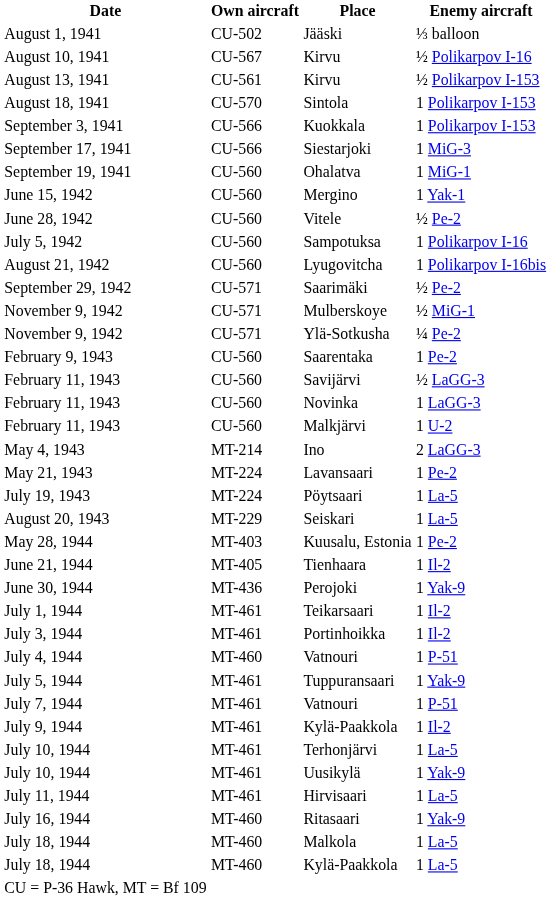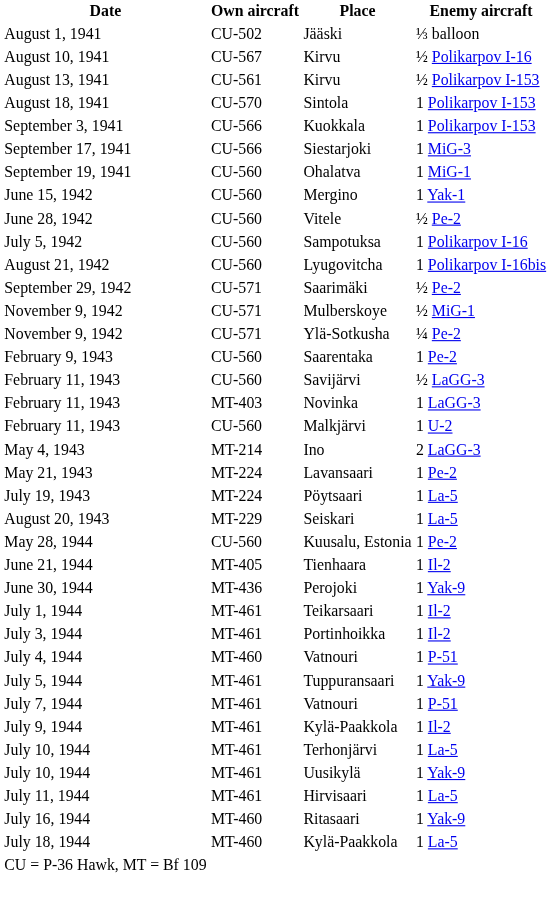(236, 403) CU-560 -> (237, 403) MT-403
(237, 541) MT-403 -> (236, 541) CU-560
- row: (47, 842)
